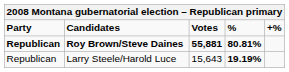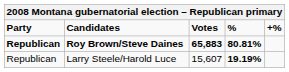(207, 43) 55,881 -> (207, 43) 65,883
(207, 59) 15,643 -> (207, 59) 15,607
